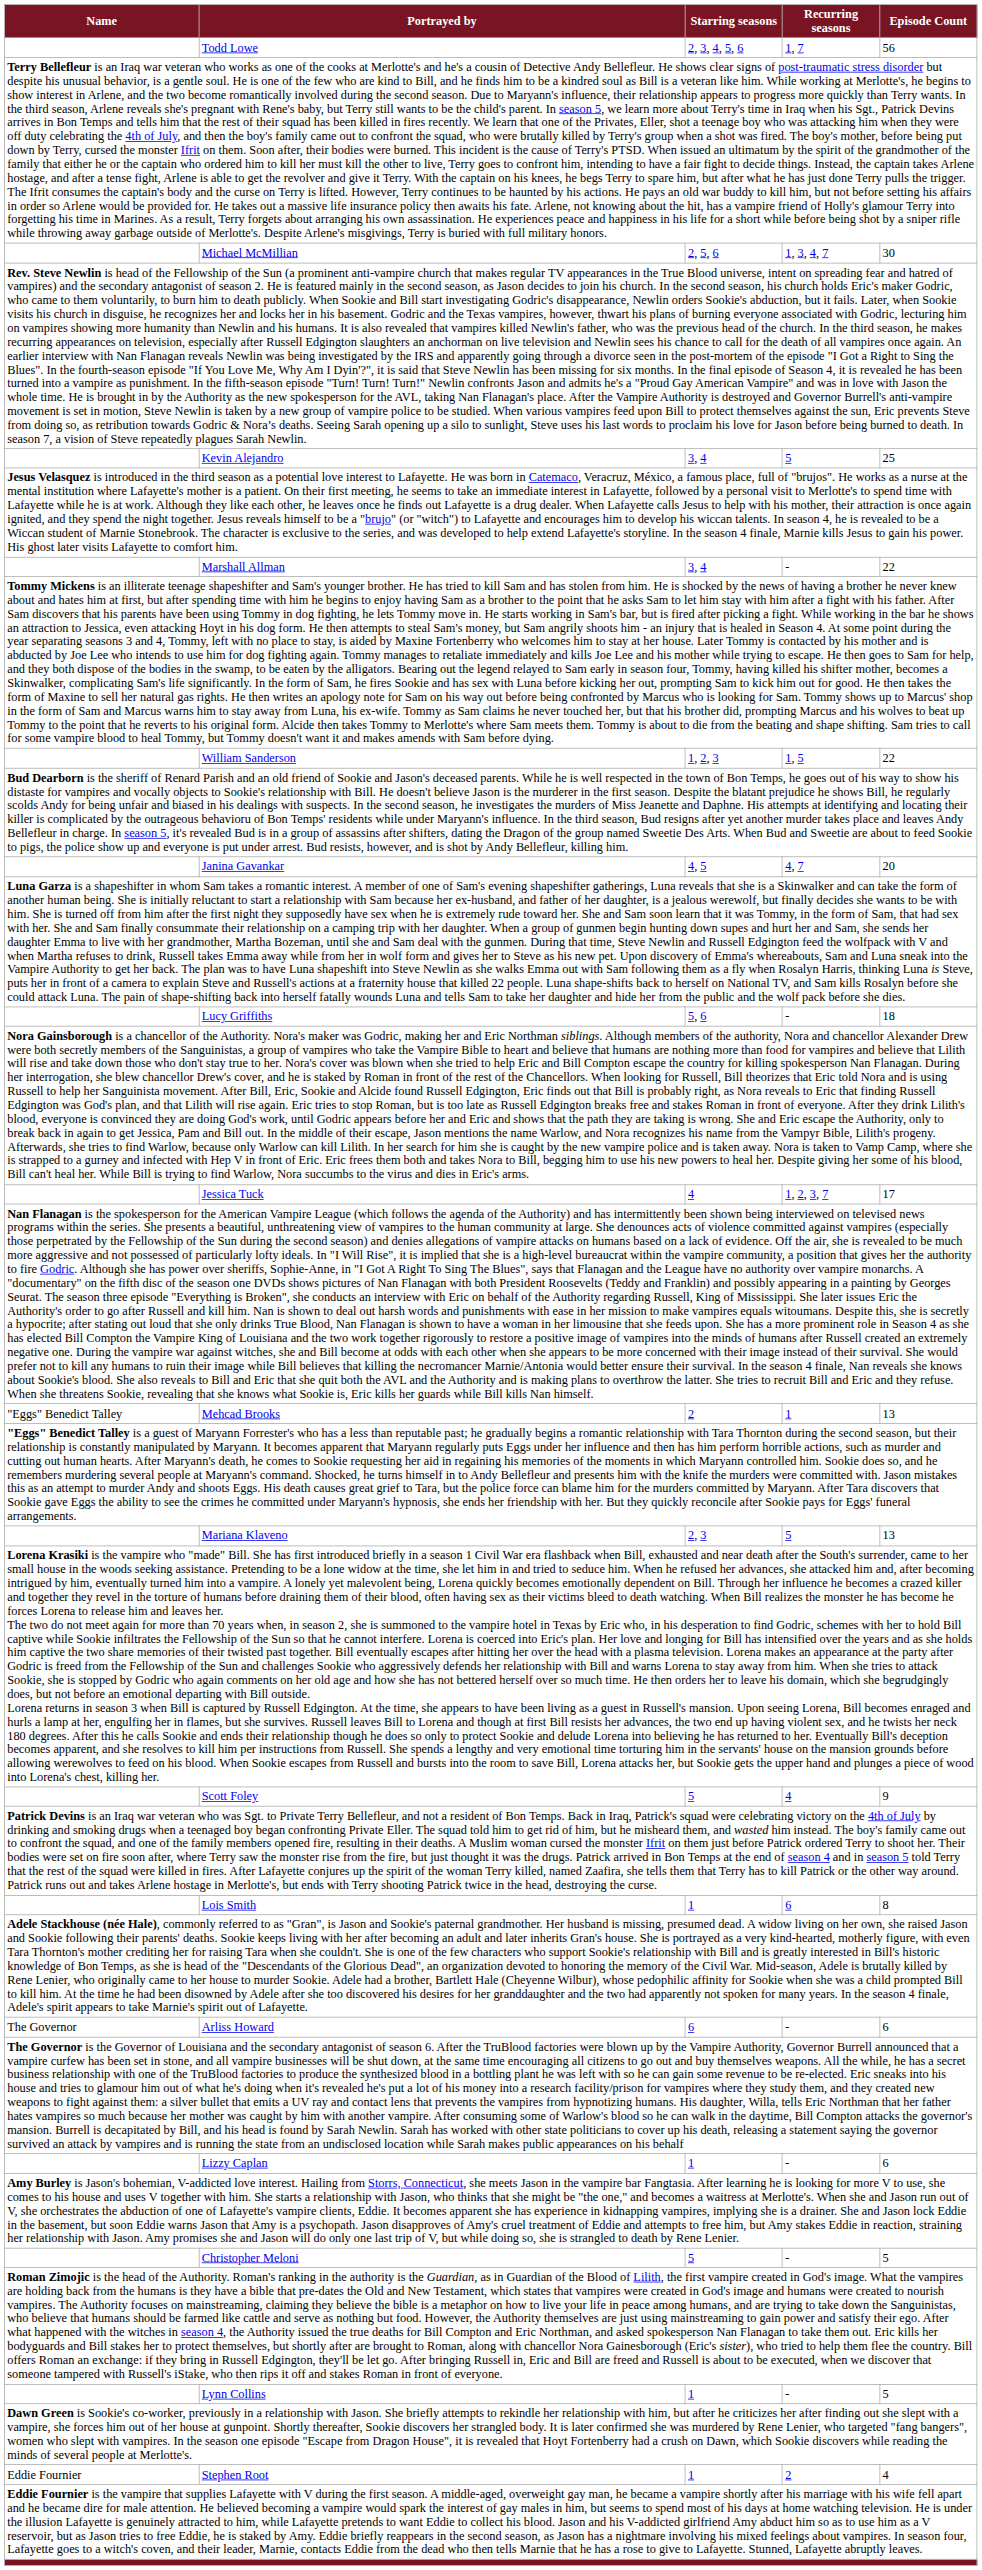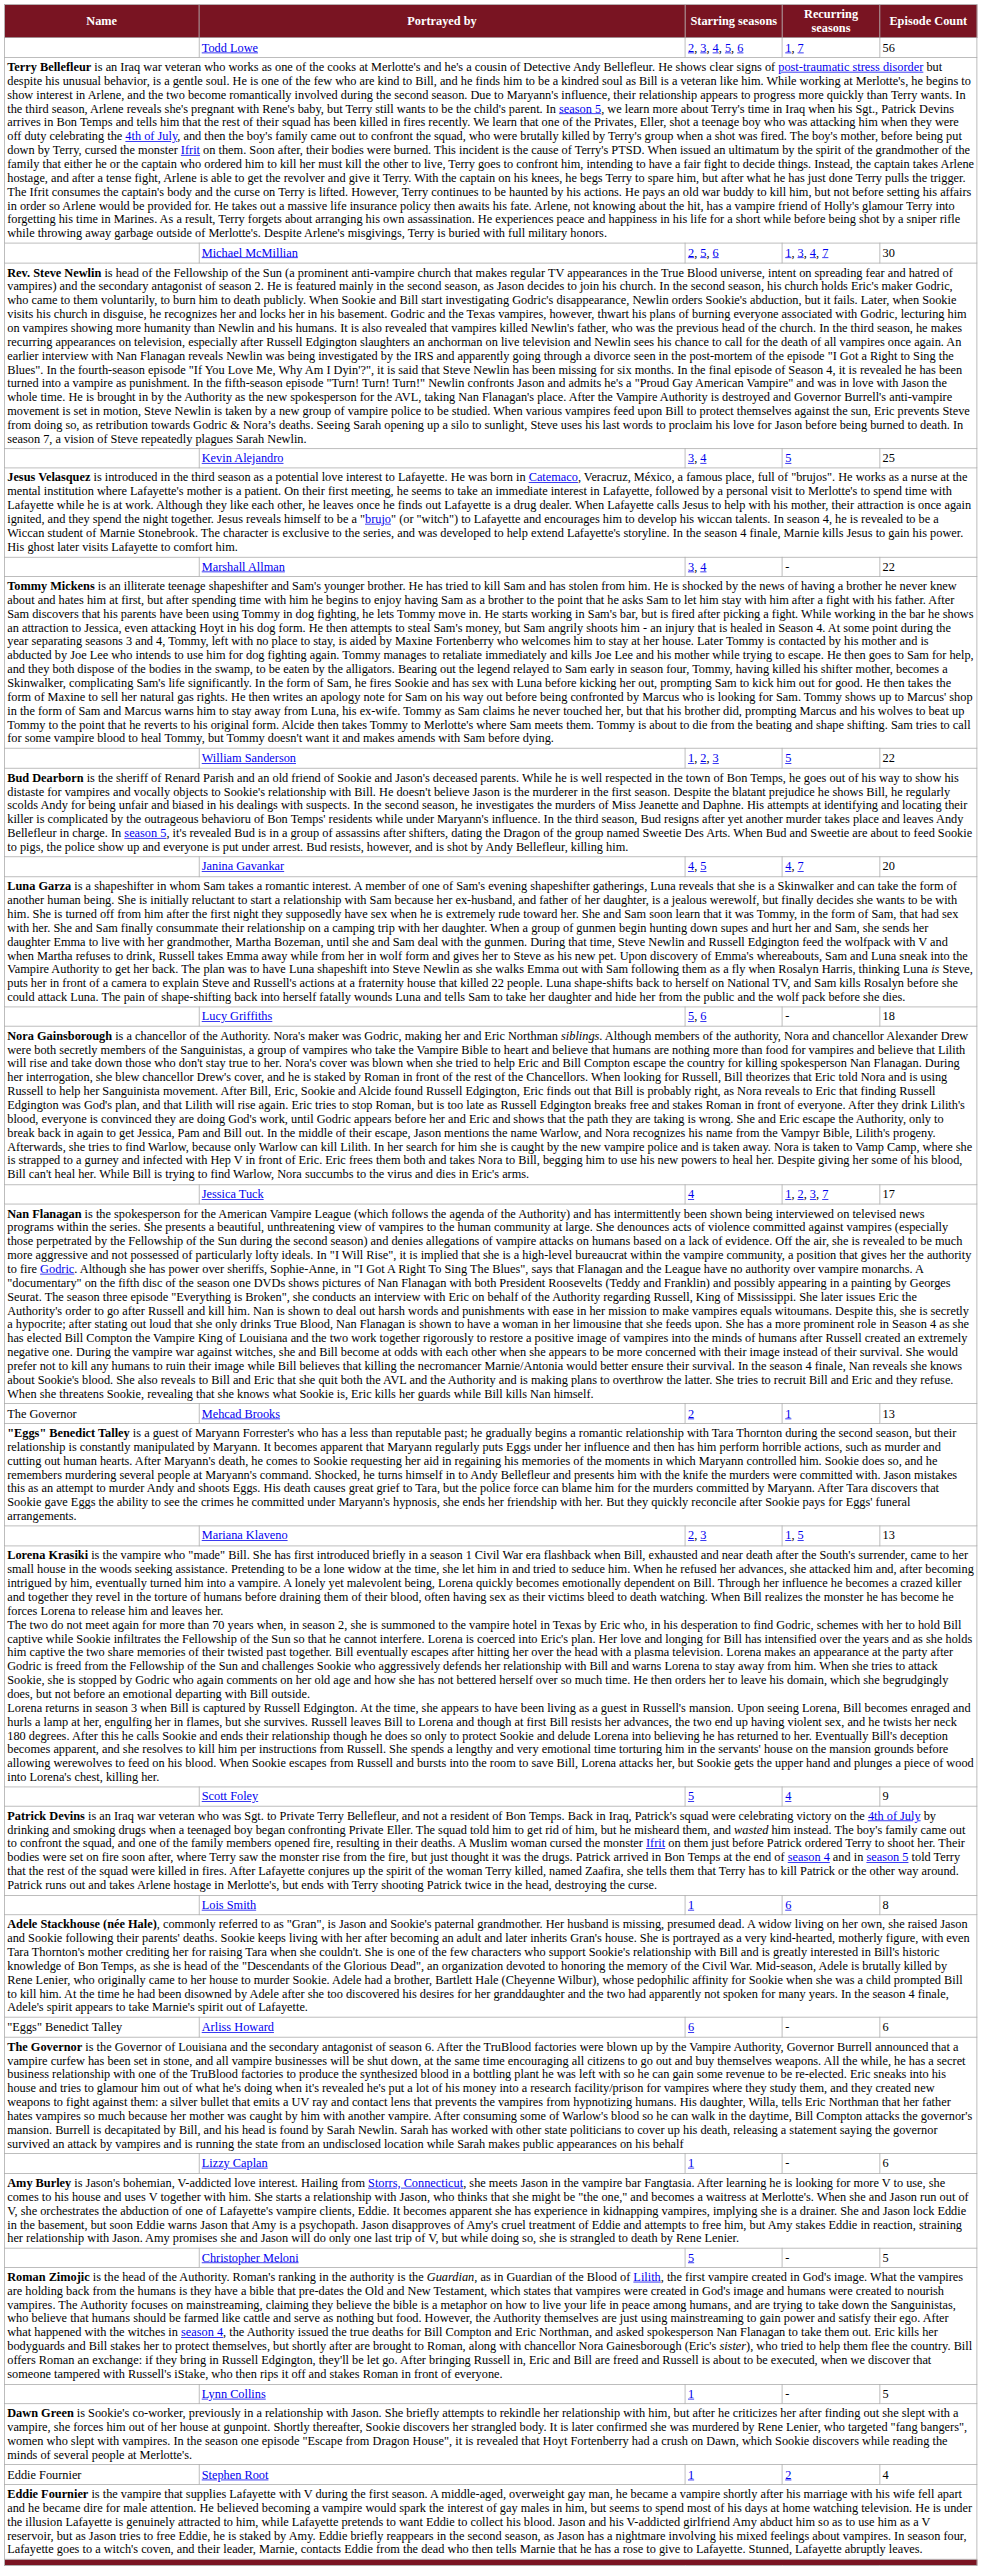(794, 758) 1, 5 -> (788, 758) 5
(65, 1413) "Eggs" Benedict Talley -> (42, 1413) The Governor
(788, 1535) 5 -> (794, 1535) 1, 5
(42, 2027) The Governor -> (65, 2027) "Eggs" Benedict Talley
